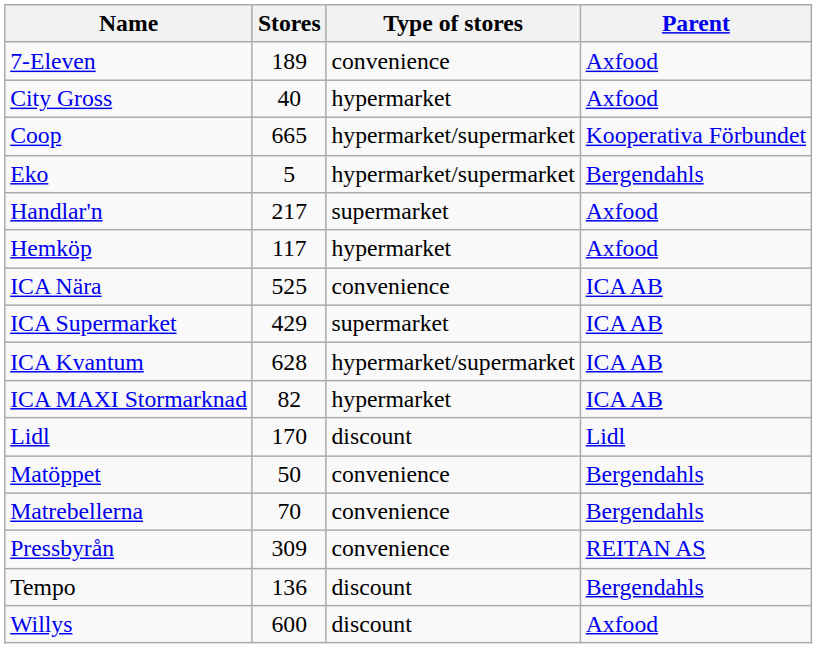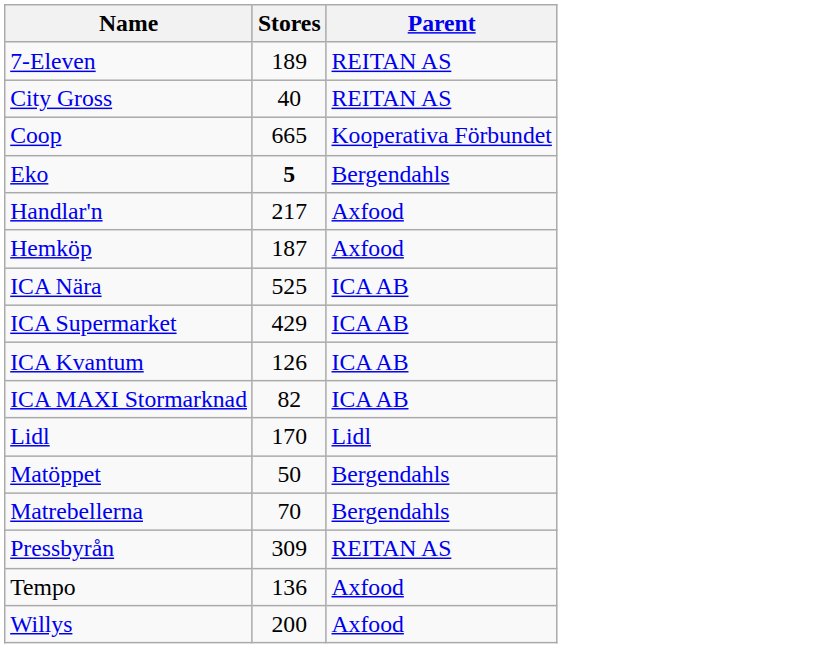- column: (453, 23)
(622, 60) Axfood -> (391, 60) REITAN AS
(622, 98) Axfood -> (391, 98) REITAN AS
(289, 173) normal -> (289, 173) bold
(289, 248) 117 -> (289, 248) 187
(289, 361) 628 -> (289, 361) 126
(645, 586) Bergendahls -> (368, 586) Axfood
(289, 624) 600 -> (289, 624) 200
